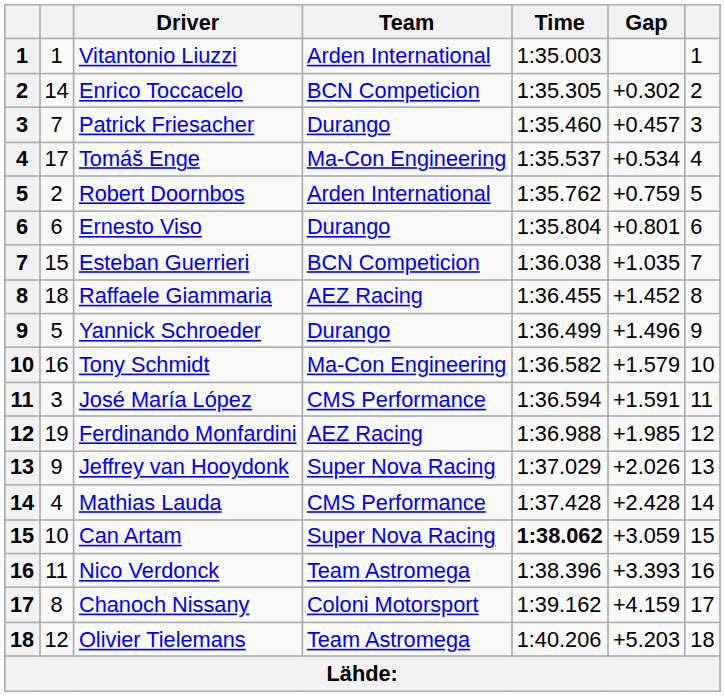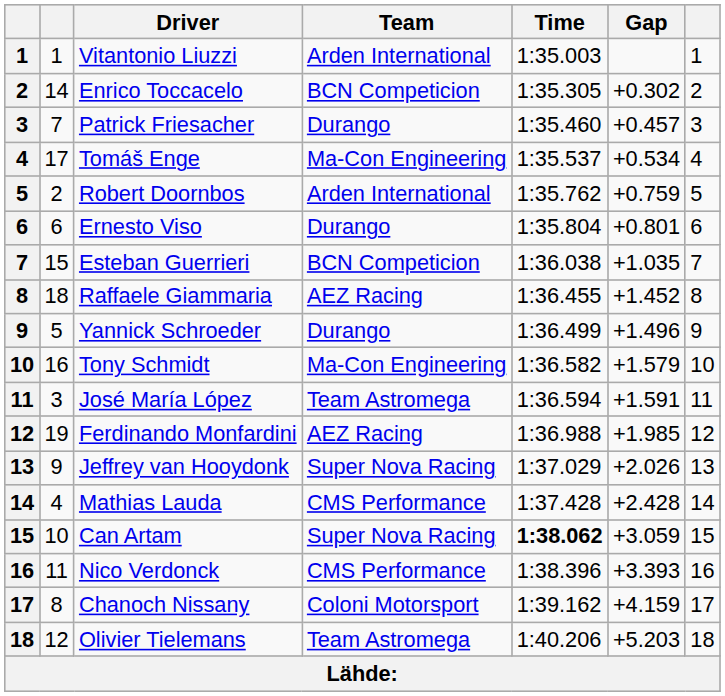(396, 399) CMS Performance -> (388, 399) Team Astromega
(388, 570) Team Astromega -> (396, 570) CMS Performance
